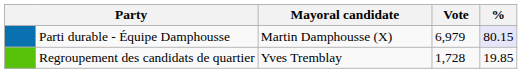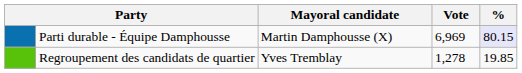(450, 36) 6,979 -> (450, 36) 6,969
(450, 57) 1,728 -> (450, 57) 1,278
